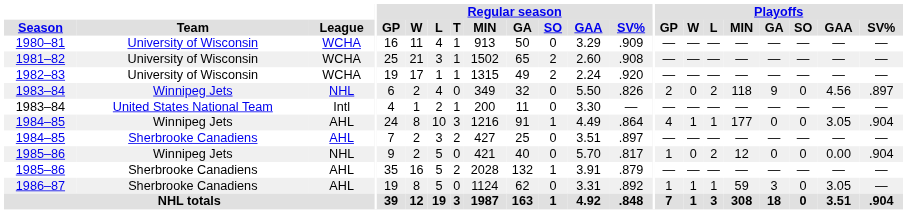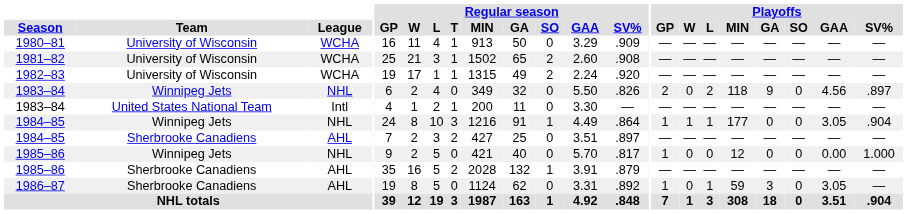(342, 122) AHL -> (340, 122) NHL
(669, 122) 4 -> (665, 122) 1
(714, 154) 2 -> (710, 154) 0
(881, 154) .904 -> (879, 154) 1.000
(693, 185) 1 -> (689, 185) 0
